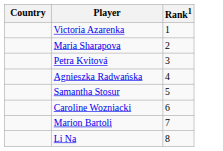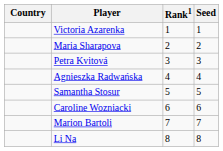+ column: (206, 13)
